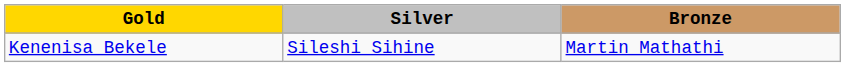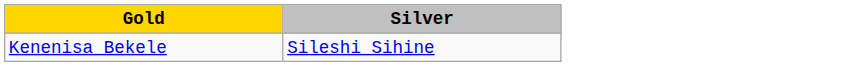- column: (701, 19)
